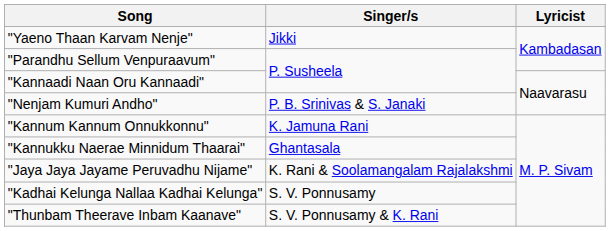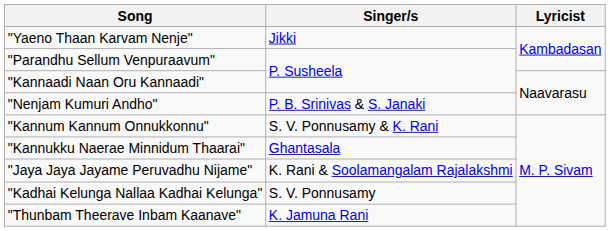(319, 126) K. Jamuna Rani -> (354, 126) S. V. Ponnusamy & K. Rani
(354, 215) S. V. Ponnusamy & K. Rani -> (319, 215) K. Jamuna Rani
